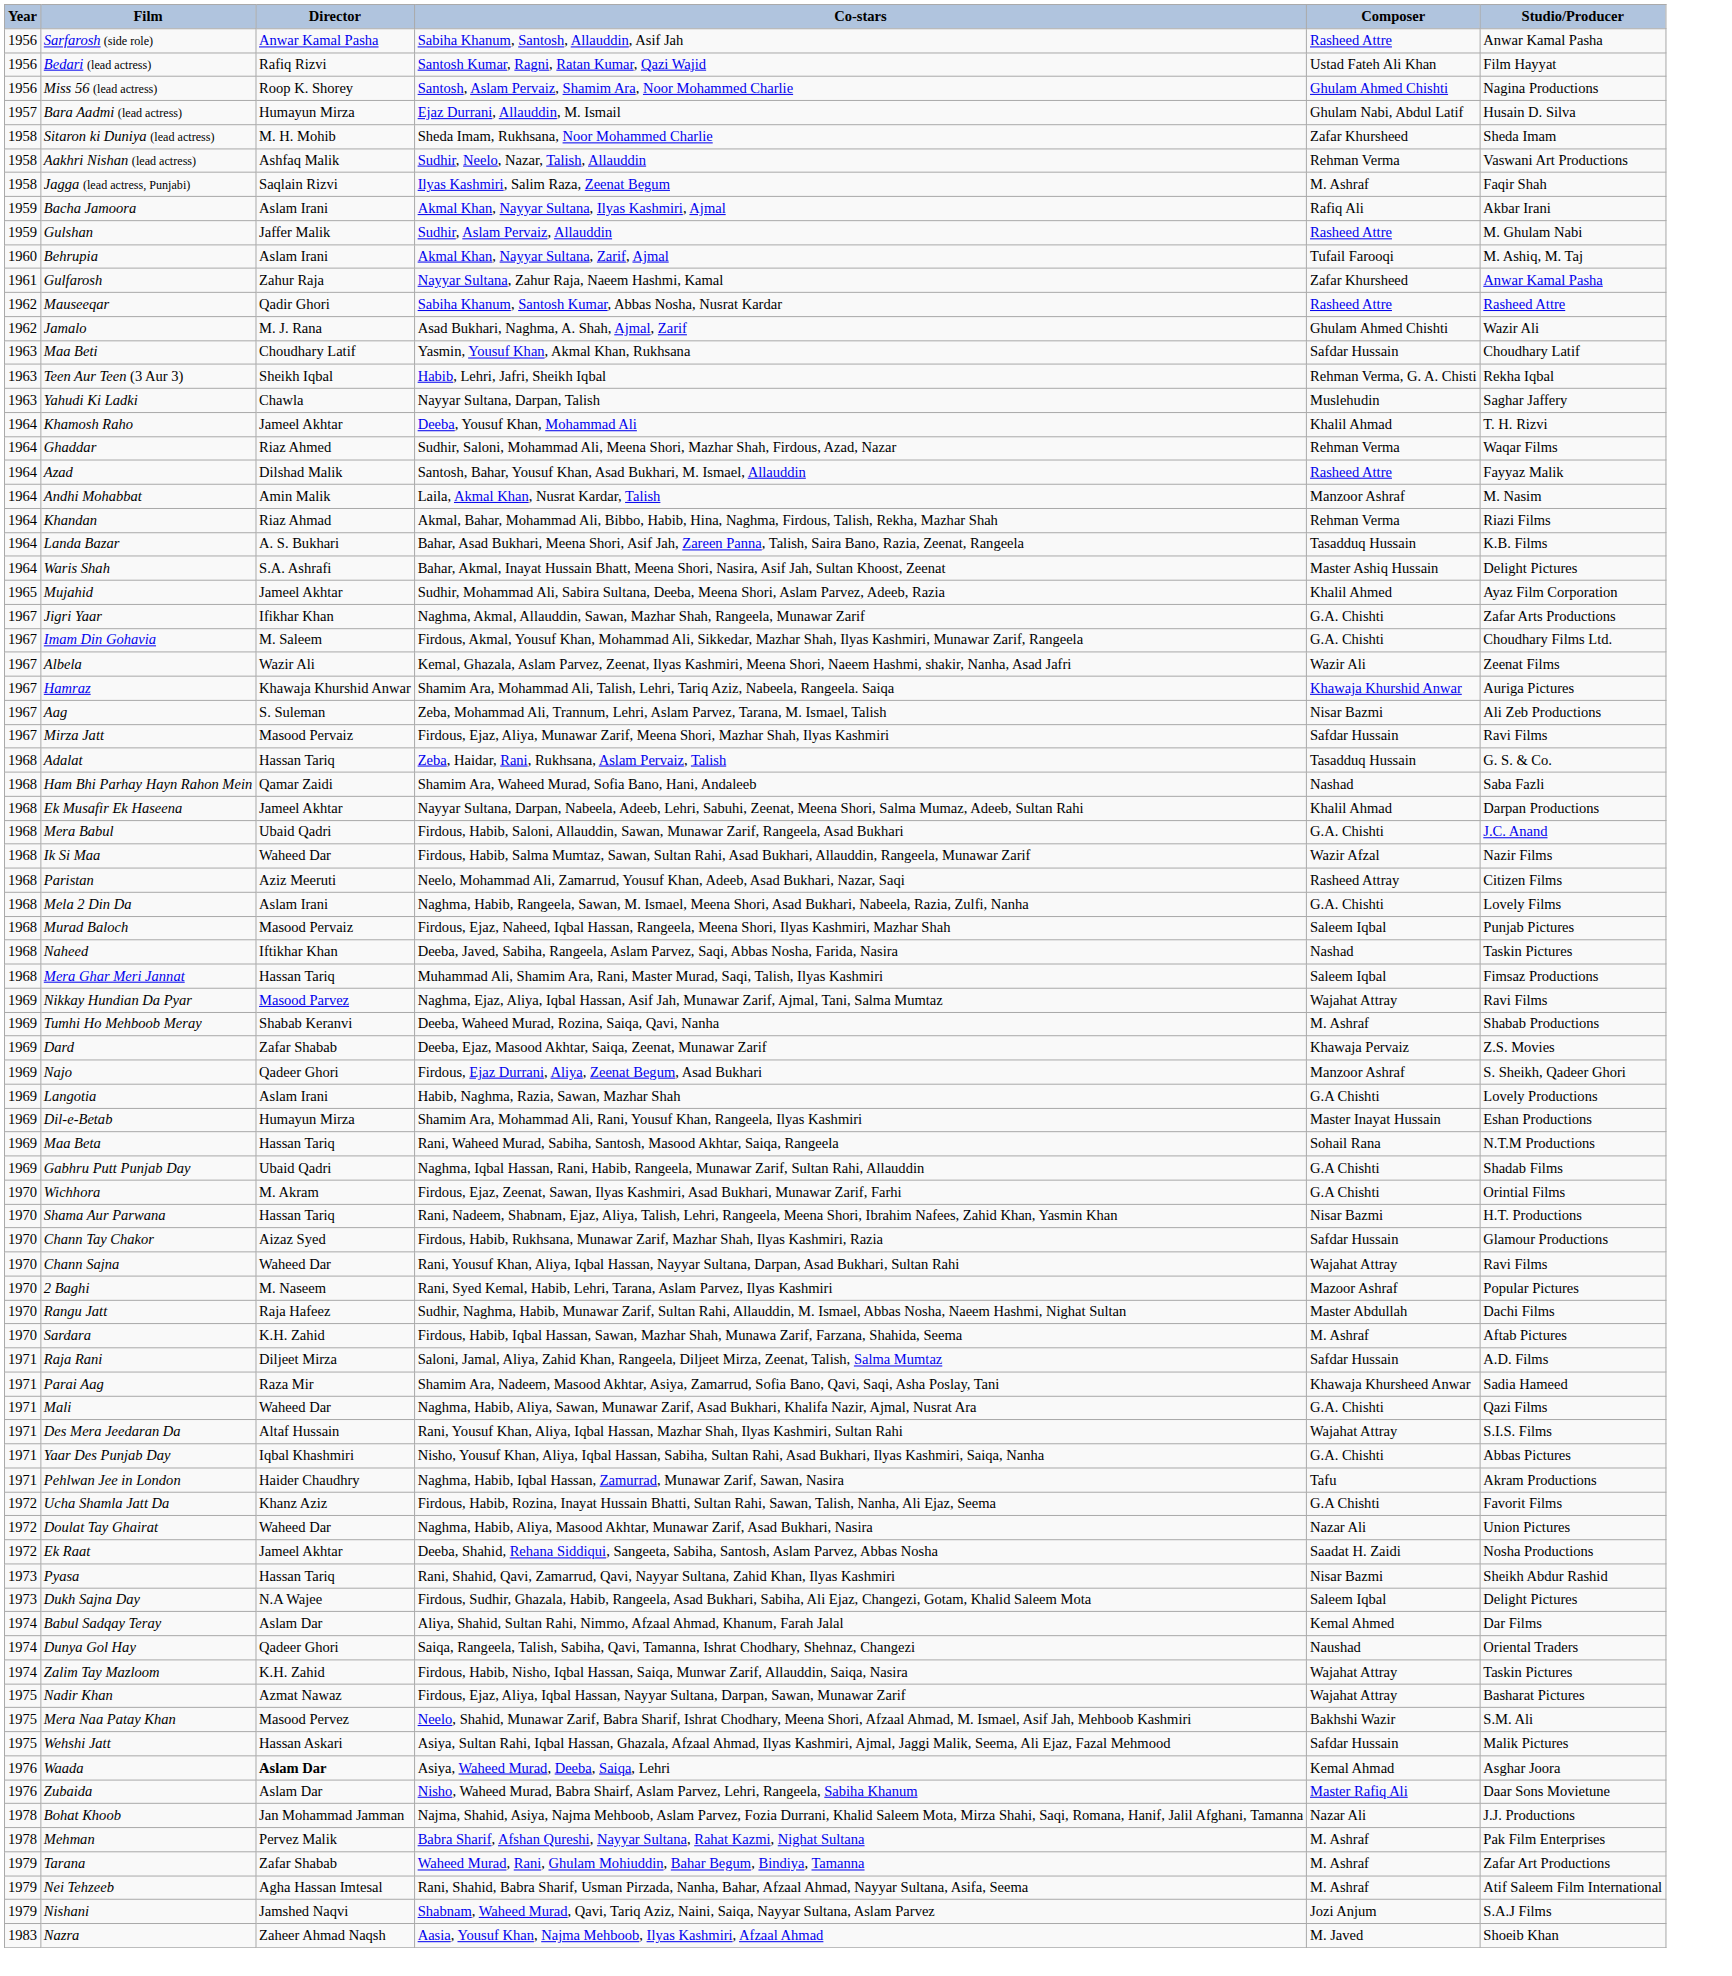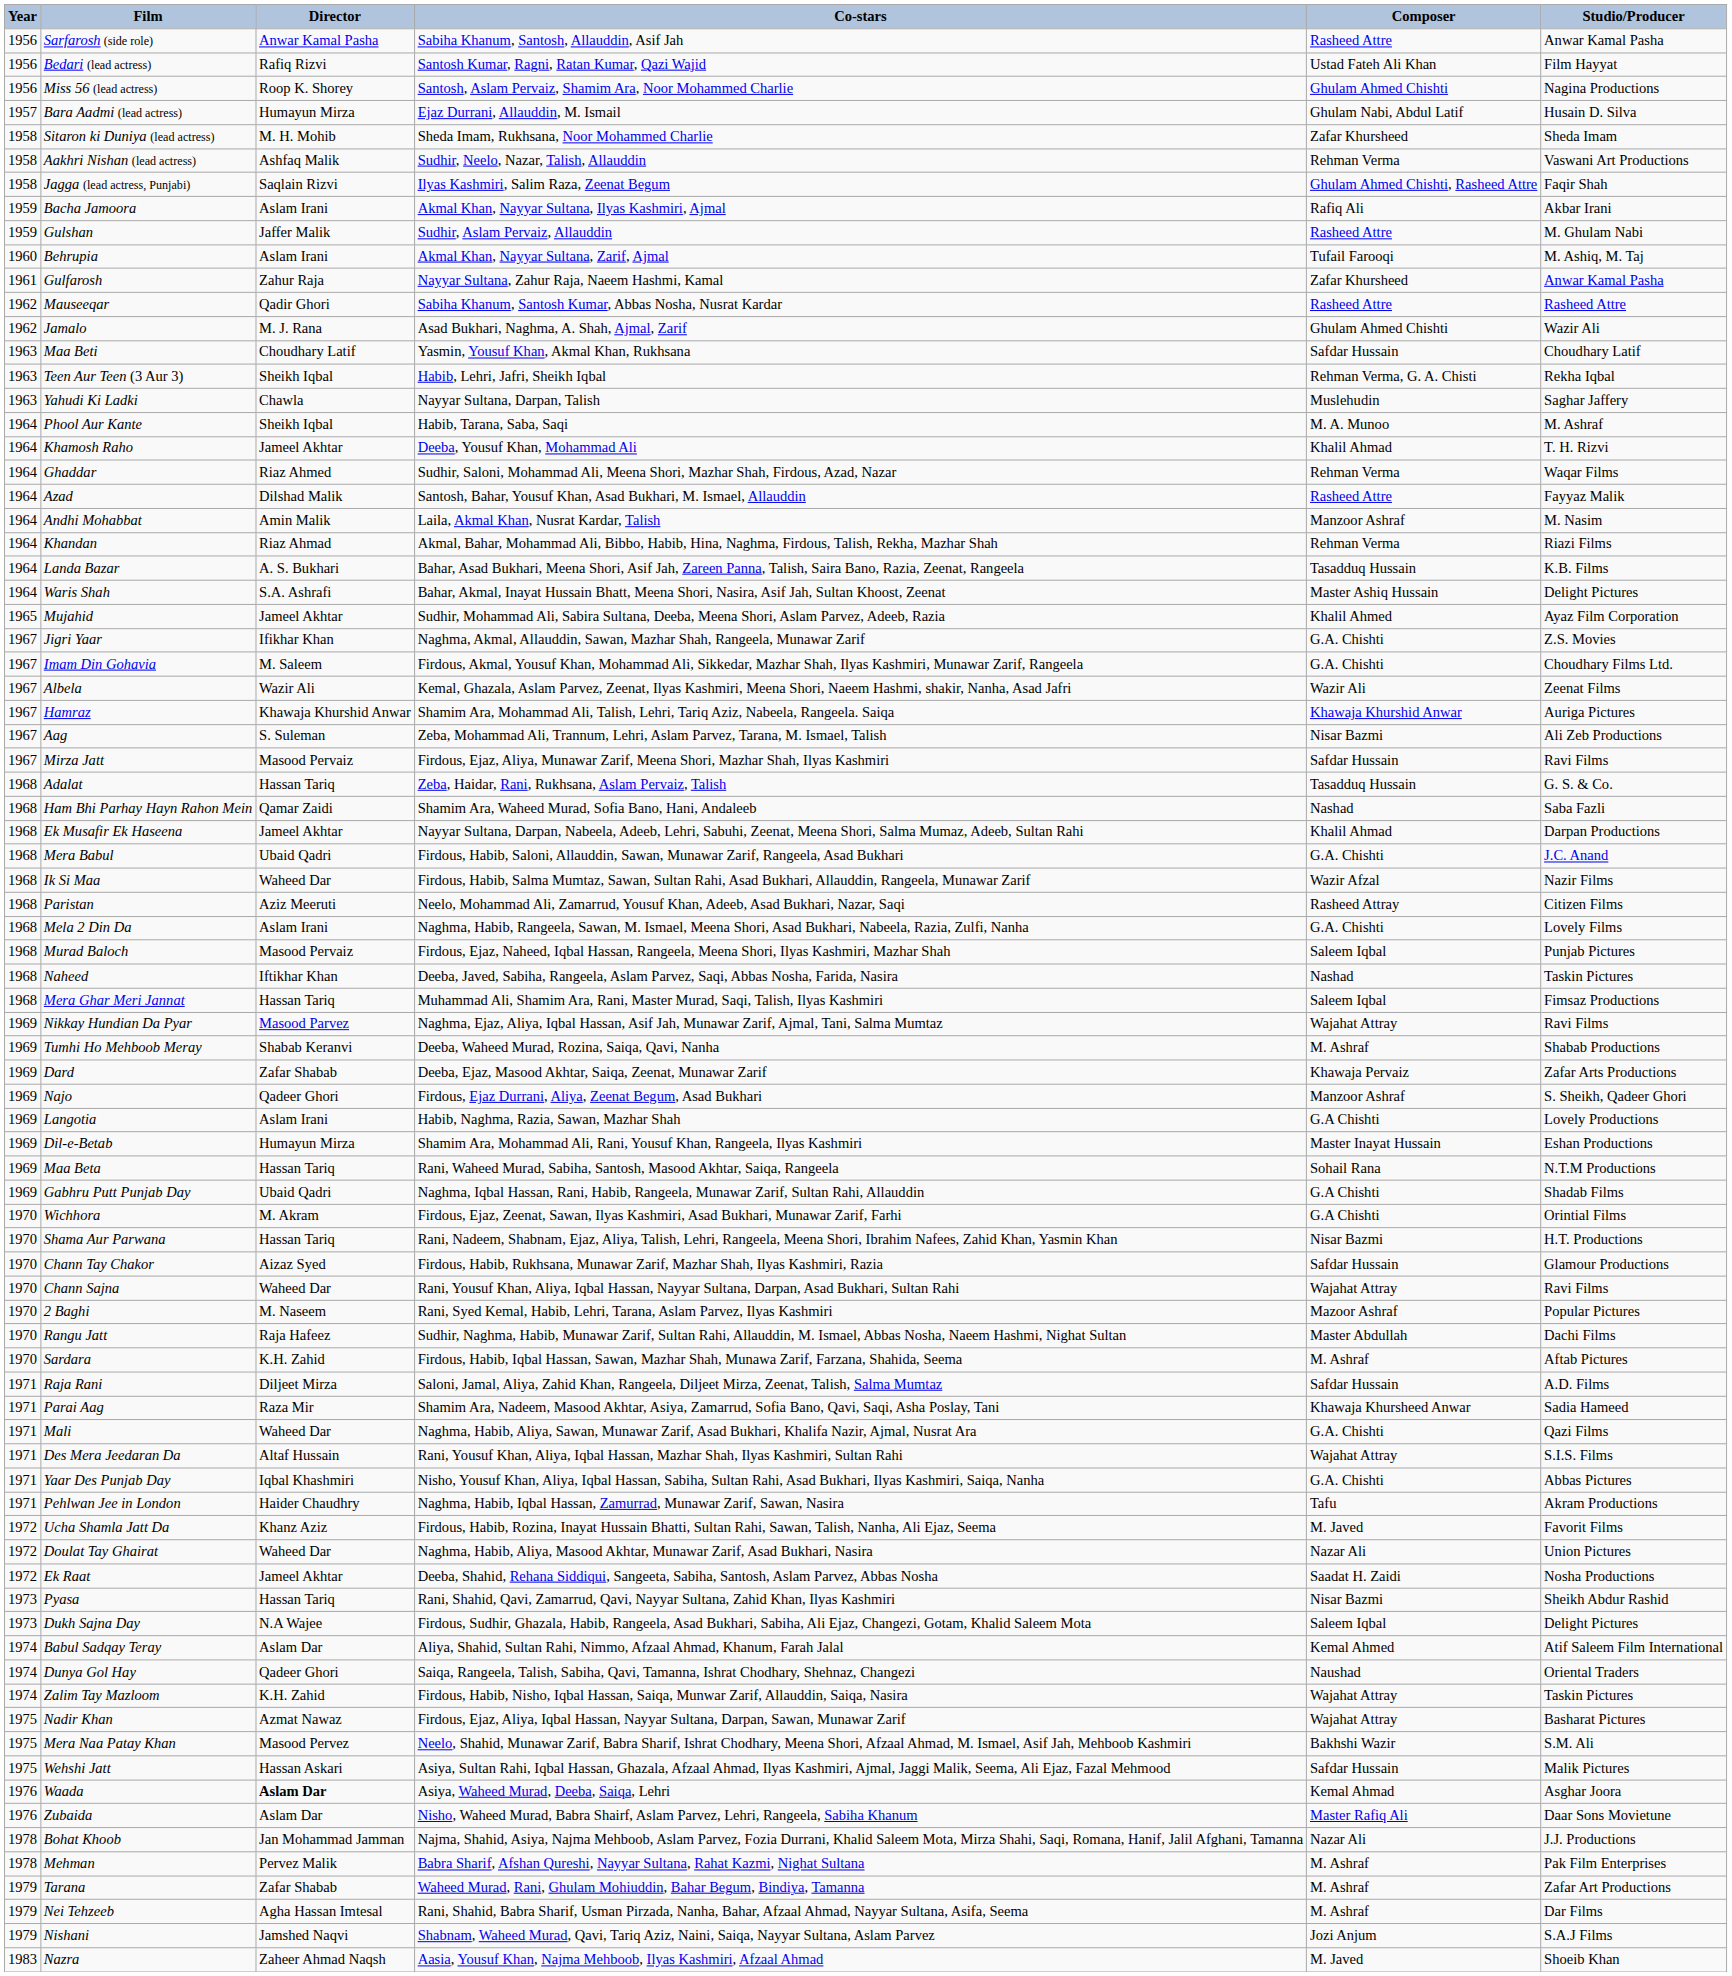(1339, 184) M. Ashraf -> (1424, 184) Ghulam Ahmed Chishti, Rasheed Attre
+ row: (93, 424)
(1550, 616) Zafar Arts Productions -> (1580, 640) Z.S. Movies
(1519, 1048) Z.S. Movies -> (1610, 1072) Zafar Arts Productions
(1345, 1504) G.A Chishti -> (1337, 1528) M. Javed
(1513, 1624) Dar Films -> (1634, 1648) Atif Saleem Film International
(1573, 1887) Atif Saleem Film International -> (1573, 1911) Dar Films
